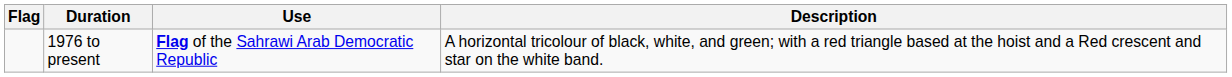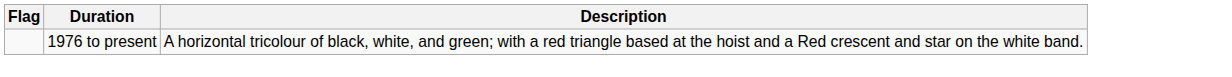- column: (297, 16)
